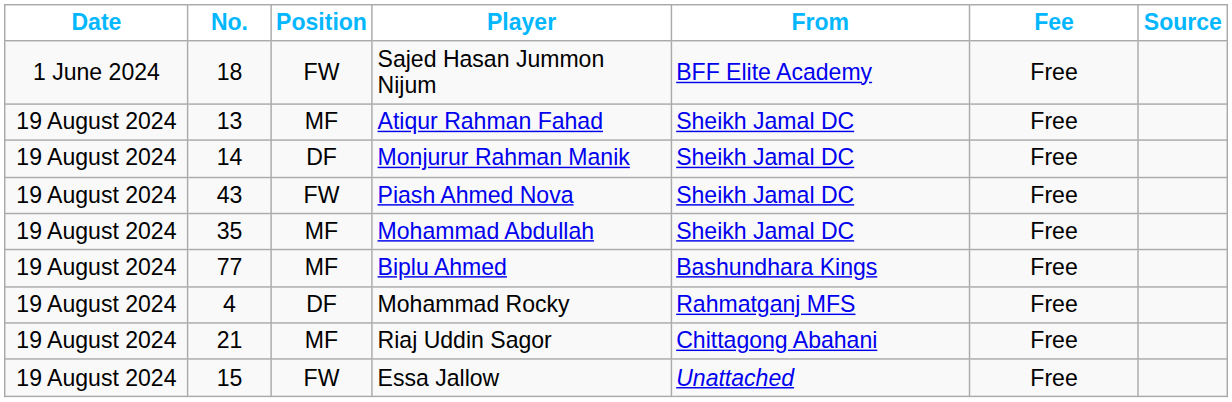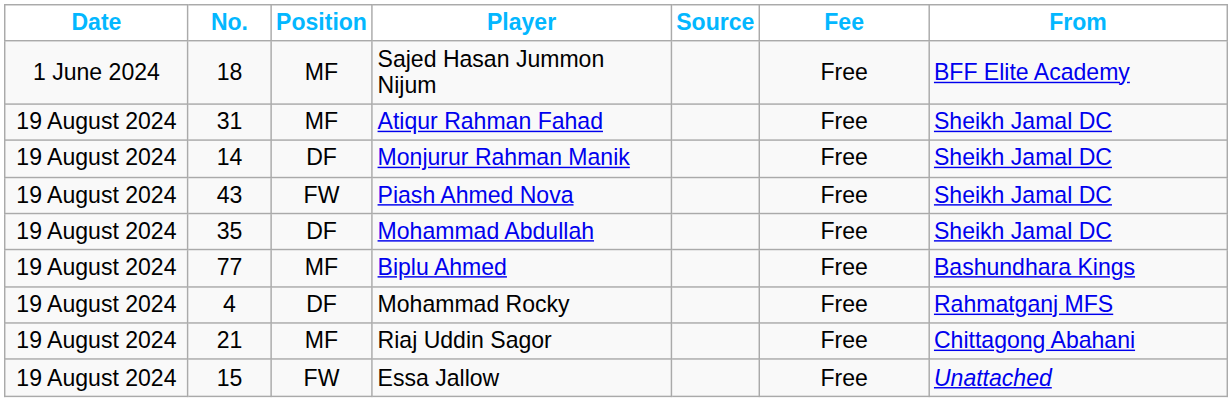columns swapped: (820, 22) <-> (1183, 22)
(321, 72) FW -> (322, 72) MF
(229, 121) 13 -> (229, 121) 31
(322, 231) MF -> (322, 231) DF
